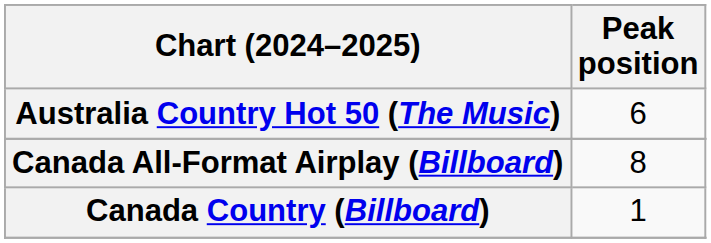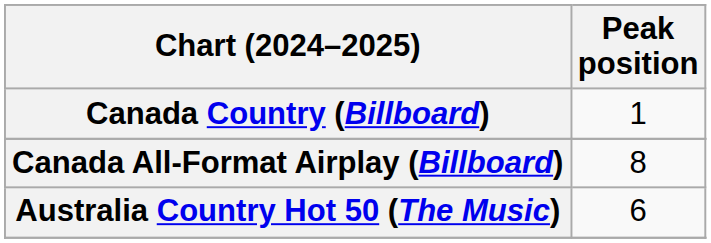rows swapped: (288, 113) <-> (288, 211)
